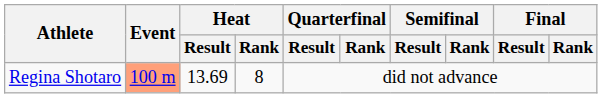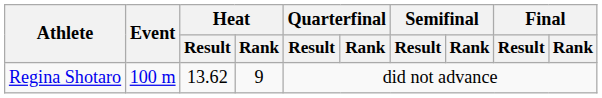(153, 78) lightsalmon background -> (153, 78) no background
(207, 78) 13.69 -> (207, 78) 13.62
(259, 78) 8 -> (259, 78) 9
